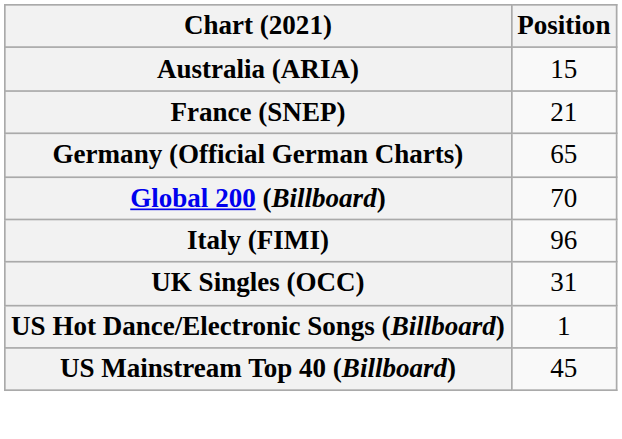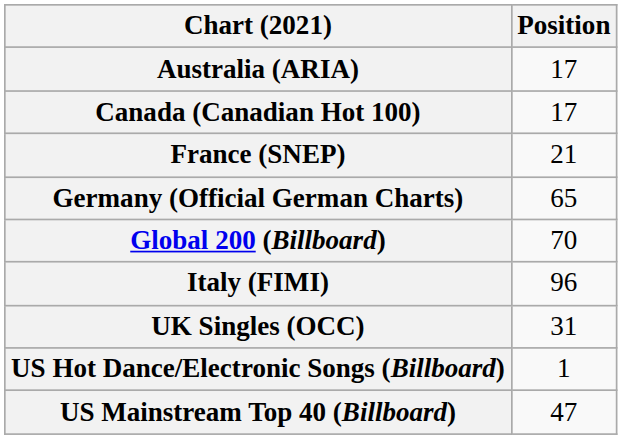(564, 68) 15 -> (564, 68) 17
+ row: (258, 111)
(564, 369) 45 -> (564, 411) 47
